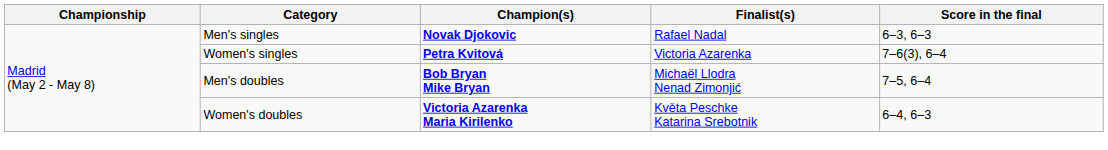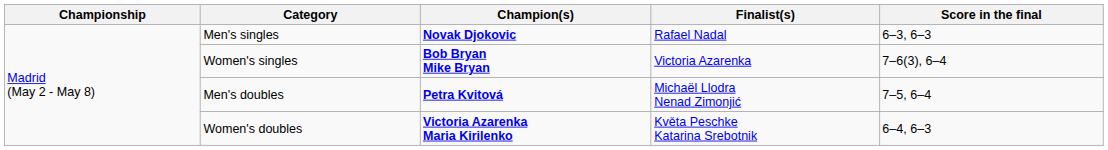(463, 54) Petra Kvitová -> (456, 61) Bob Bryan Mike Bryan
(456, 81) Bob Bryan Mike Bryan -> (463, 95) Petra Kvitová
